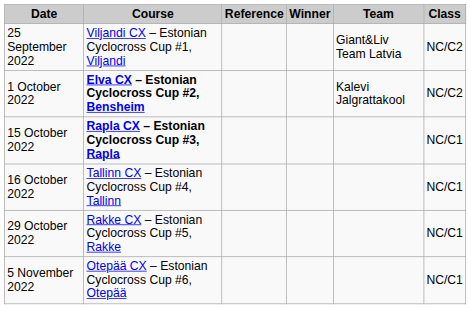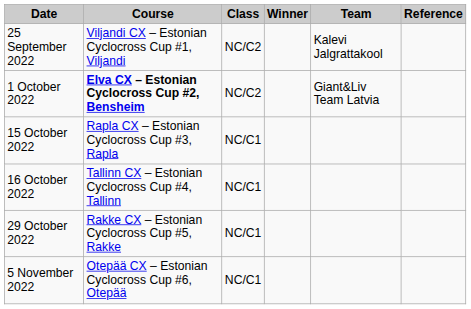columns swapped: (445, 14) <-> (254, 14)
(369, 47) Giant&Liv Team Latvia -> (348, 47) Kalevi Jalgrattakool
(370, 93) Kalevi Jalgrattakool -> (346, 93) Giant&Liv Team Latvia
(146, 140) bold -> (143, 140) normal
